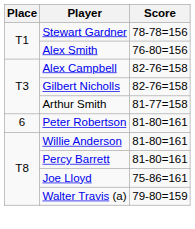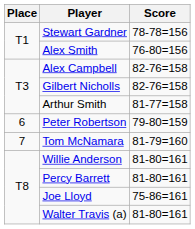(160, 123) 81-80=161 -> (160, 123) 79-80=159
+ row: (83, 141)
(160, 196) 79-80=159 -> (160, 214) 81-80=161
